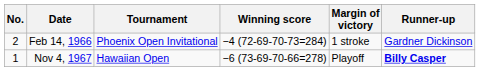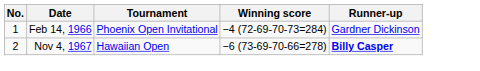- column: (356, 19)
(15, 42) 2 -> (15, 30) 1
(15, 59) 1 -> (15, 47) 2
